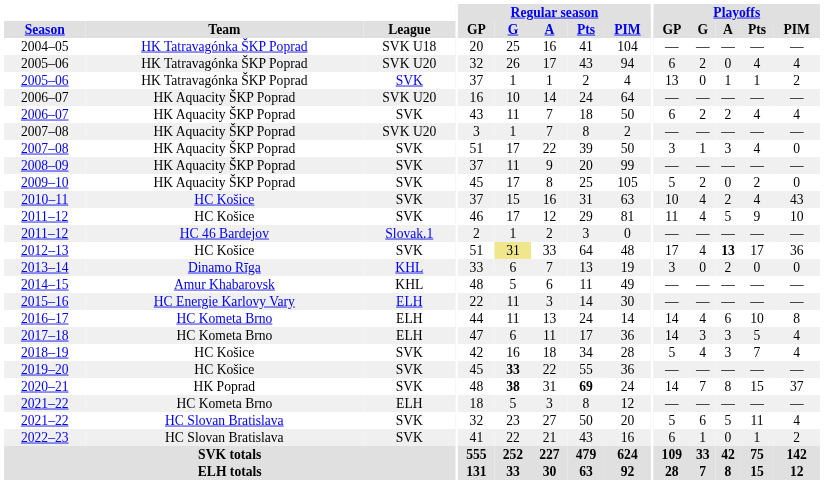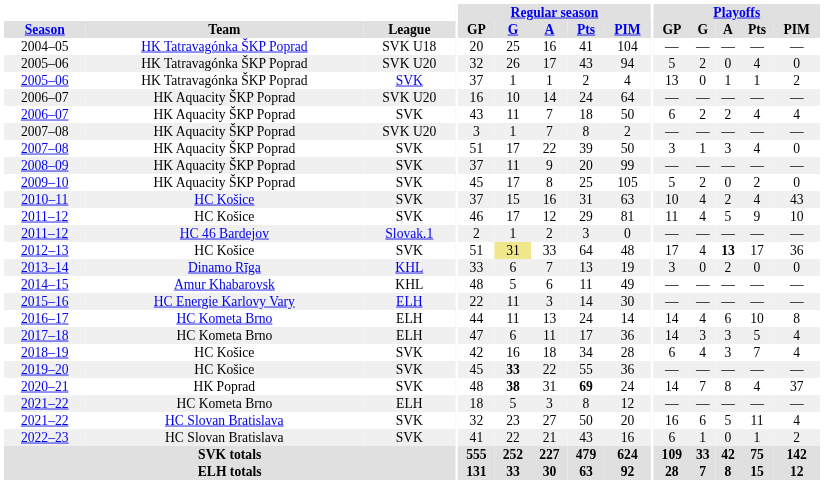(672, 63) 6 -> (672, 63) 5
(797, 63) 4 -> (797, 63) 0
(672, 352) 5 -> (672, 352) 6
(757, 386) 15 -> (757, 386) 4
(672, 420) 5 -> (672, 420) 16
